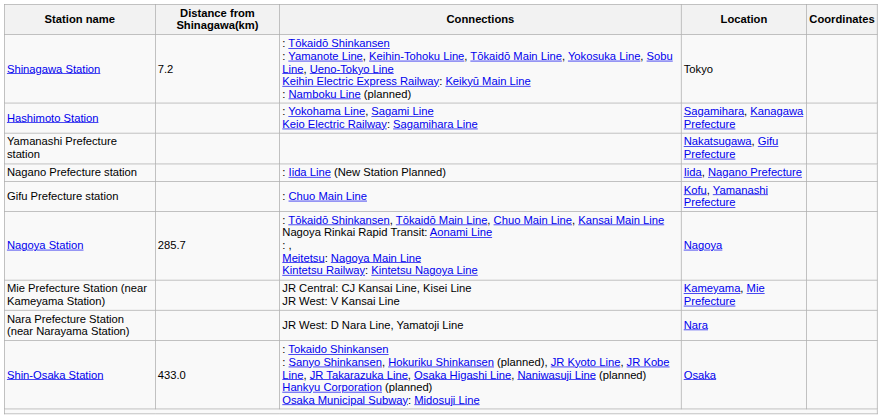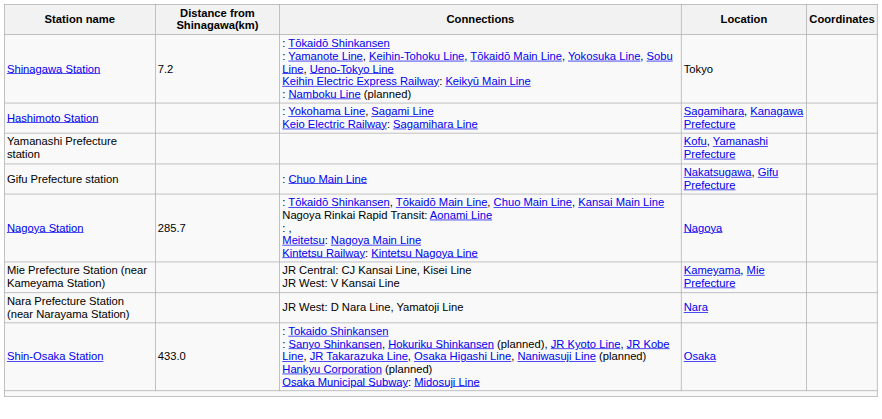(731, 148) Nakatsugawa, Gifu Prefecture -> (726, 148) Kofu, Yamanashi Prefecture
- row: (72, 172)
(726, 196) Kofu, Yamanashi Prefecture -> (731, 178) Nakatsugawa, Gifu Prefecture
